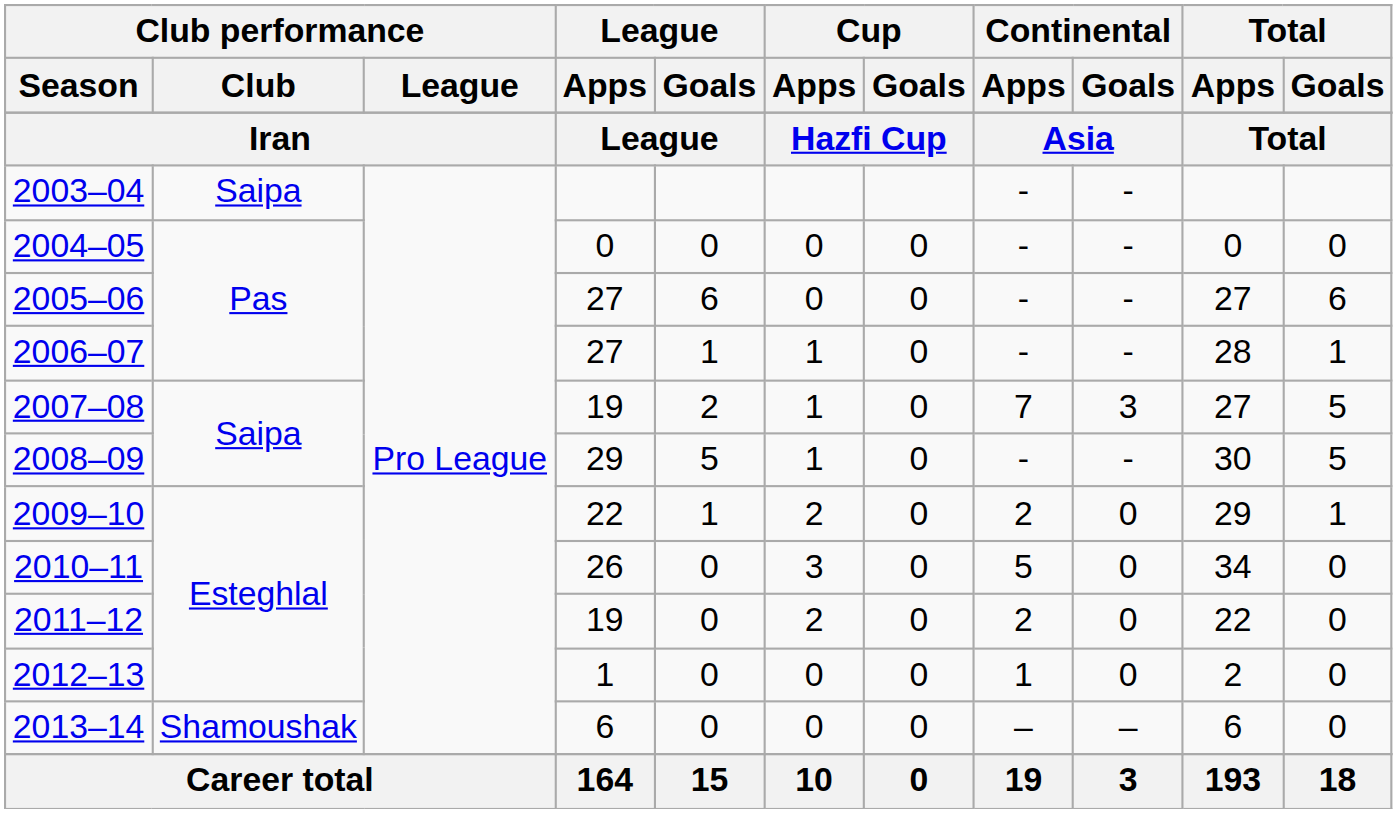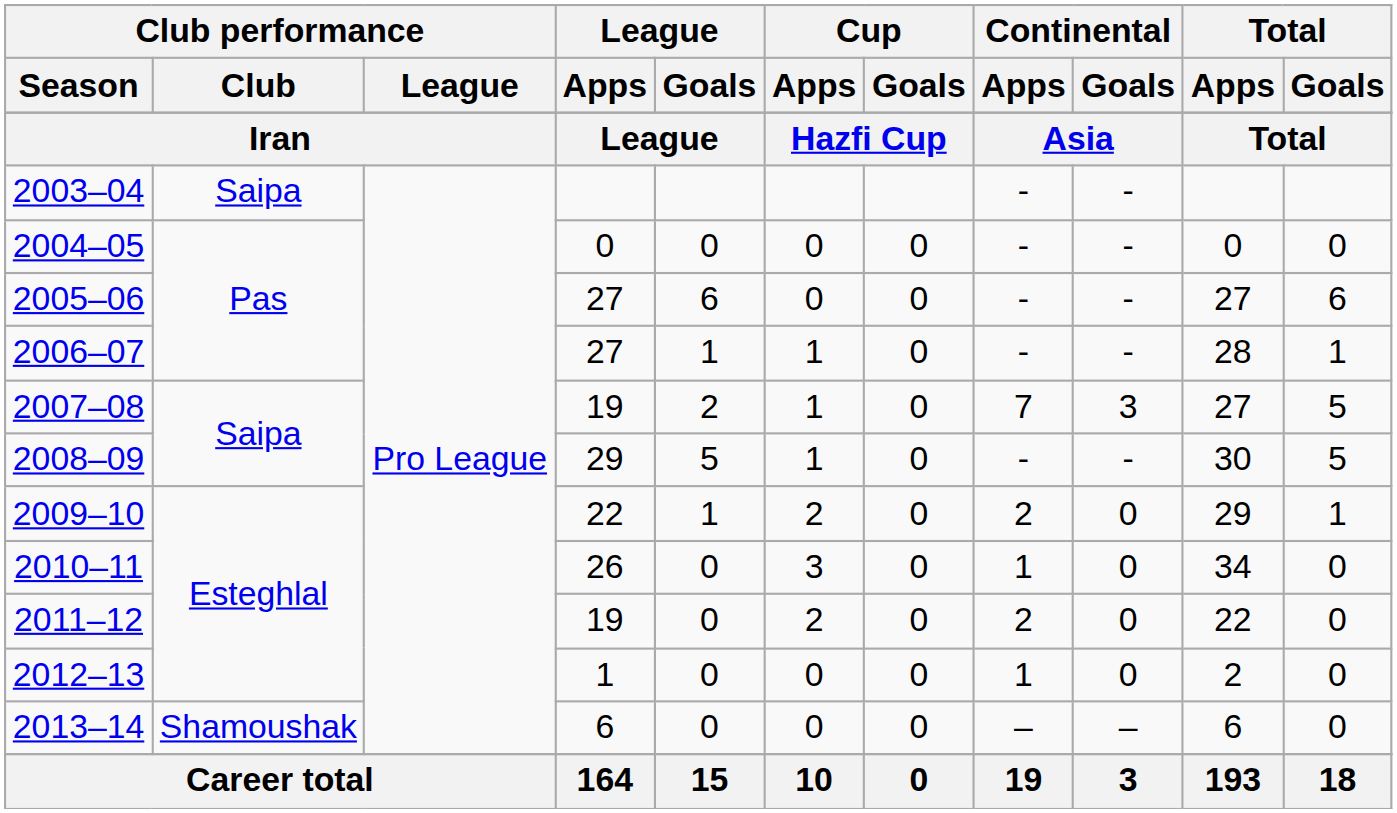(1023, 566) 5 -> (1023, 566) 1
